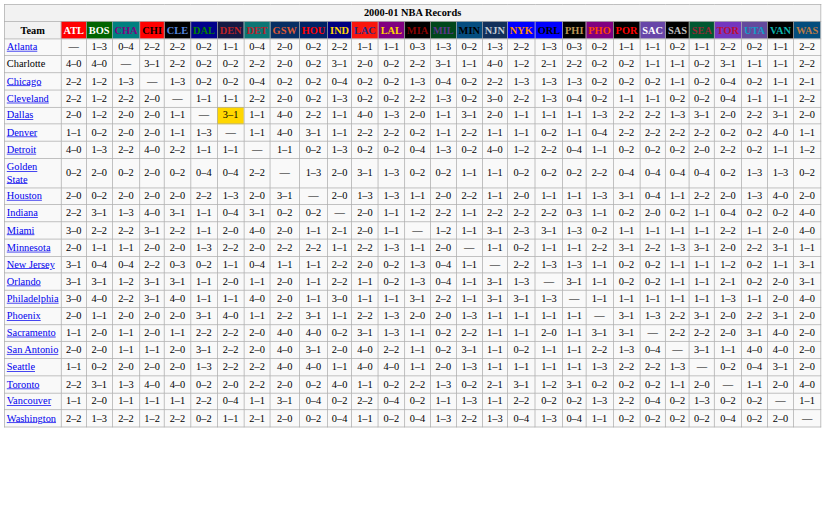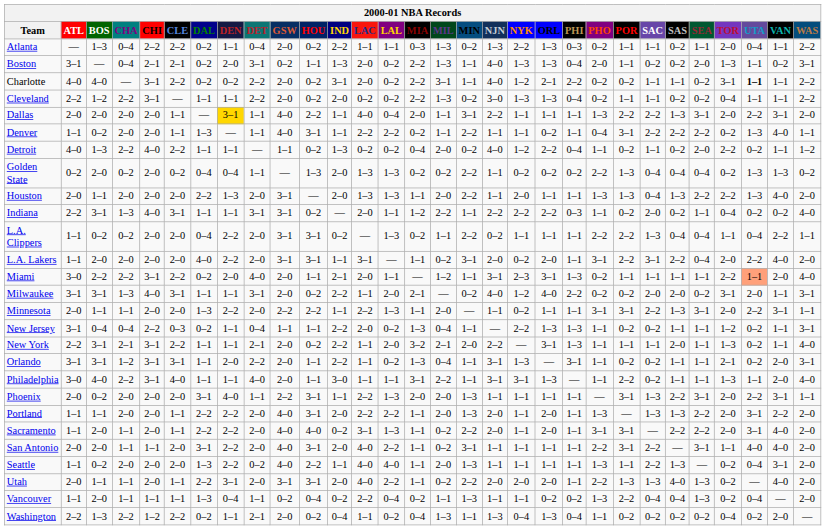(728, 47) 2–2 -> (728, 47) 2–0
(755, 47) 0–2 -> (755, 47) 0–4
+ row: (21, 64)
(755, 64) normal -> (755, 81) bold
- row: (24, 81)
(152, 98) 2–0 -> (152, 98) 3–1
(340, 98) 1–3 -> (340, 98) 2–0
(521, 98) 2–2 -> (521, 98) 1–3
(99, 116) 1–2 -> (99, 116) 2–0
(391, 116) 1–3 -> (391, 116) 0–4
(495, 116) 2–0 -> (495, 116) 2–2
(627, 133) 2–2 -> (627, 133) 3–1
(755, 133) 0–2 -> (755, 133) 1–3
(443, 150) 1–3 -> (443, 150) 2–0
(653, 150) 0–2 -> (653, 150) 1–1
(257, 173) 2–2 -> (257, 173) 1–1
(365, 173) 3–1 -> (365, 173) 1–3
(469, 173) 1–1 -> (469, 173) 2–2
(627, 173) 0–4 -> (627, 173) 1–3
(99, 196) 0–2 -> (99, 196) 1–1
(627, 196) 3–1 -> (627, 196) 1–3
(677, 196) 1–1 -> (677, 196) 1–3
(728, 196) 2–0 -> (728, 196) 2–2
(231, 213) 0–4 -> (231, 213) 1–1
(285, 213) 0–2 -> (285, 213) 3–1
+ row: (24, 237)
+ row: (32, 260)
(204, 230) 1–1 -> (204, 277) 0–2
(755, 230) no background -> (755, 277) lightsalmon background
+ row: (30, 294)
(600, 247) 2–2 -> (600, 311) 3–1
+ row: (28, 345)
(257, 282) 1–1 -> (257, 362) 2–2
(627, 299) 1–1 -> (627, 379) 2–2
(653, 299) 1–1 -> (653, 379) 0–2
(99, 316) 1–1 -> (99, 397) 0–2
(807, 316) 2–0 -> (807, 397) 1–1
+ row: (24, 414)
(495, 333) 1–1 -> (495, 431) 2–0
(521, 350) 0–2 -> (521, 448) 1–1
(627, 350) 1–3 -> (627, 448) 3–1
(653, 350) 0–4 -> (653, 448) 2–2
(257, 367) 2–2 -> (257, 465) 0–2
(313, 367) 4–0 -> (313, 465) 2–2
(627, 367) 2–2 -> (627, 465) 1–1
- row: (23, 384)
+ row: (17, 482)
(204, 401) 2–2 -> (204, 499) 1–3
(285, 401) 3–1 -> (285, 499) 0–2
(521, 401) 2–2 -> (521, 499) 1–1
(677, 401) 0–2 -> (677, 499) 0–4
(755, 401) 0–2 -> (755, 499) 0–4
(807, 401) 1–1 -> (807, 499) 2–0
(469, 418) 2–2 -> (469, 516) 1–1
